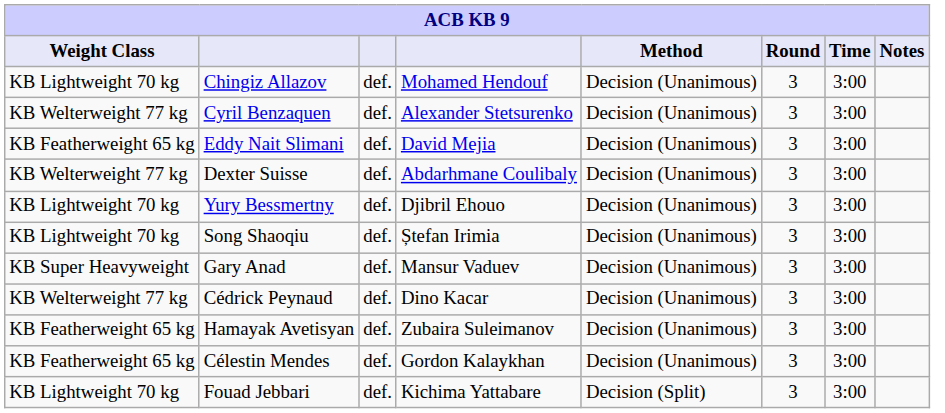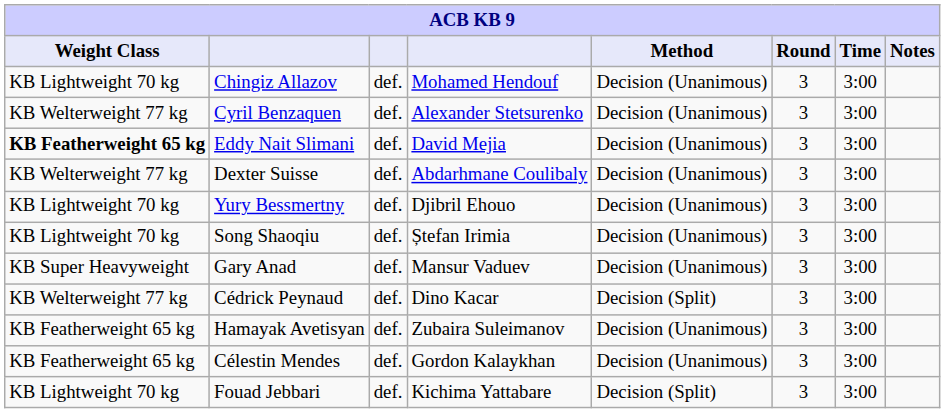(102, 143) normal -> (107, 143) bold
(671, 298) Decision (Unanimous) -> (656, 298) Decision (Split)
